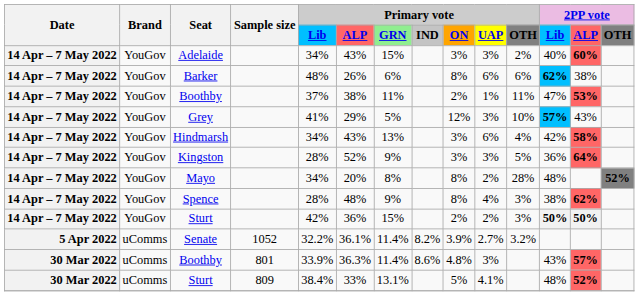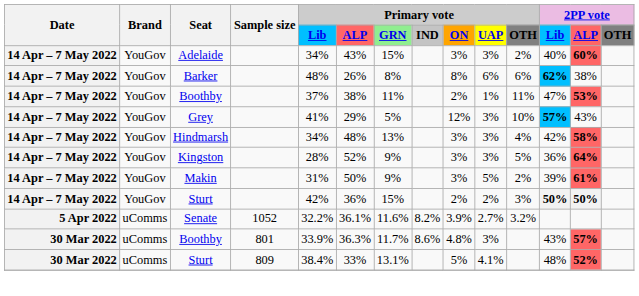(393, 76) 6% -> (393, 76) 8%
(355, 137) 43% -> (355, 137) 48%
(491, 137) 6% -> (491, 137) 3%
+ row: (201, 178)
- row: (201, 178)
- row: (201, 198)
(393, 239) 11.4% -> (393, 219) 11.6%
(393, 260) 11.4% -> (393, 239) 11.7%
